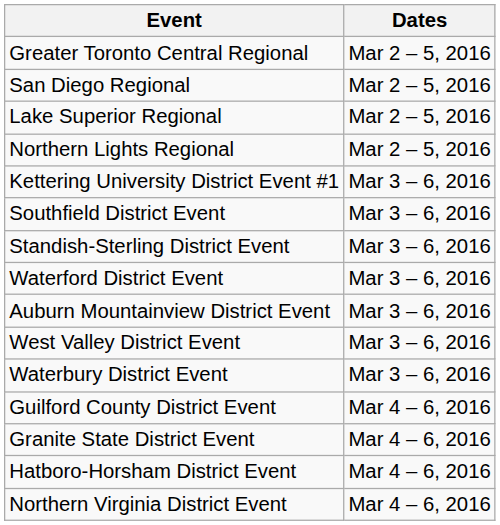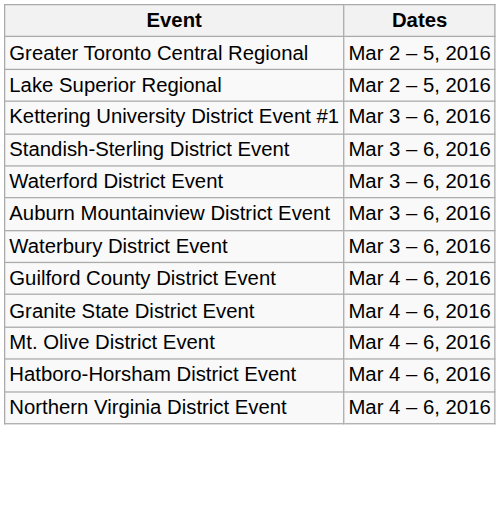- row: (100, 85)
- row: (122, 149)
- row: (117, 213)
- row: (125, 342)
+ row: (112, 342)
